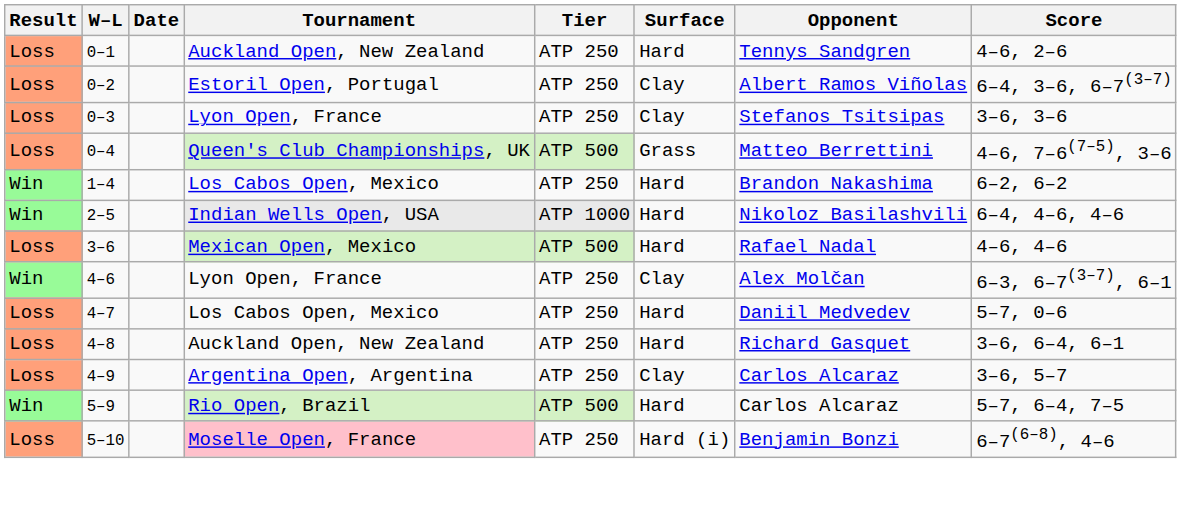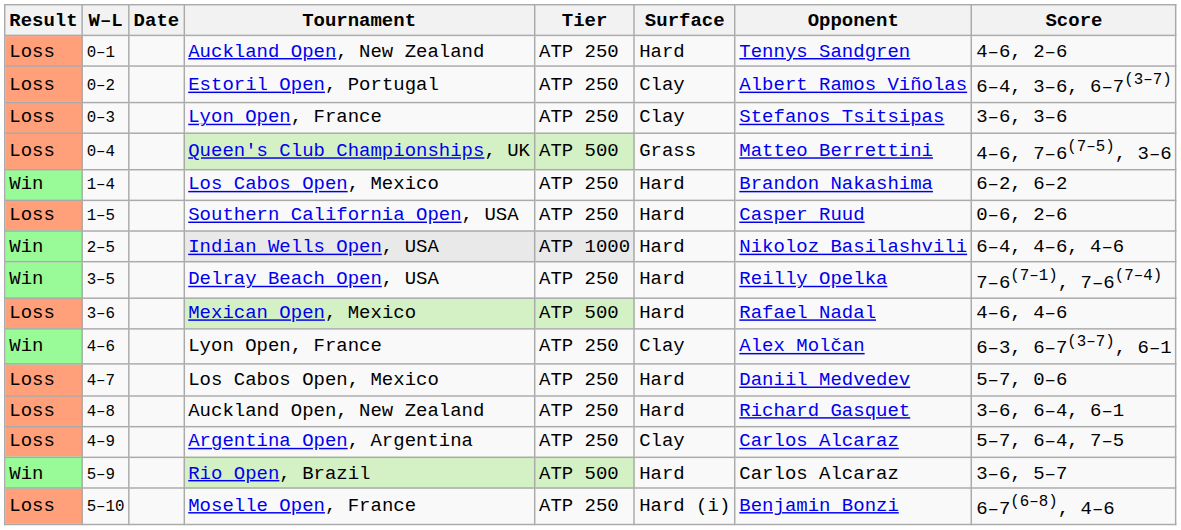+ row: (101, 216)
+ row: (101, 281)
(1022, 375) 3–6, 5–7 -> (1050, 442) 5–7, 6–4, 7–5
(1050, 406) 5–7, 6–4, 7–5 -> (1022, 473) 3–6, 5–7
(302, 439) pink background -> (302, 506) no background
